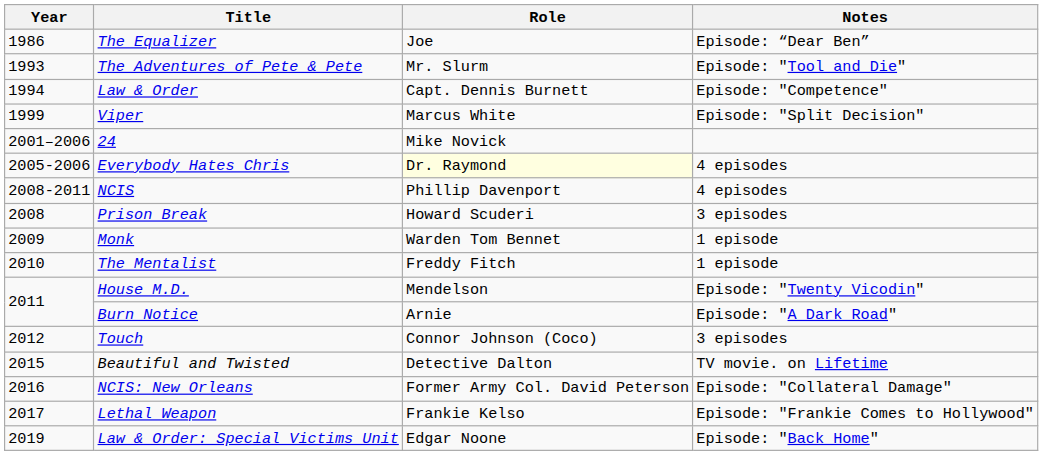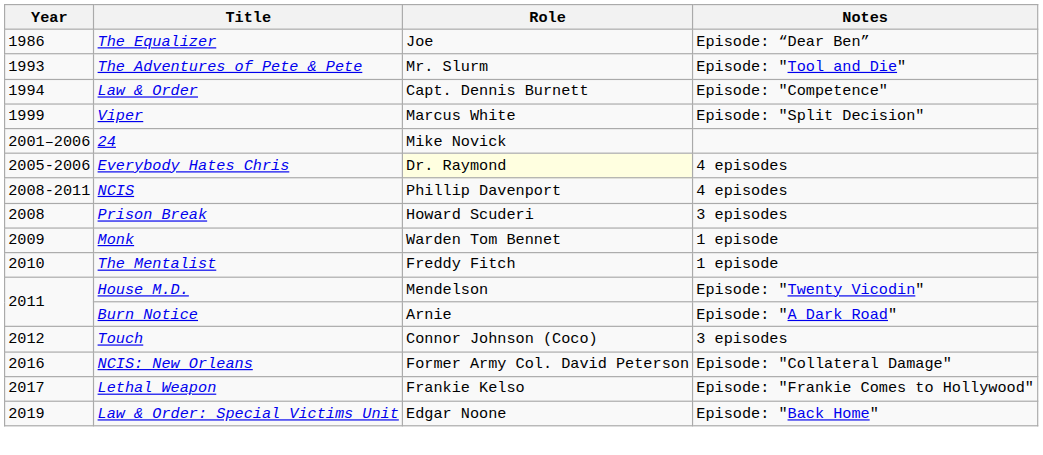- row: (193, 364)
